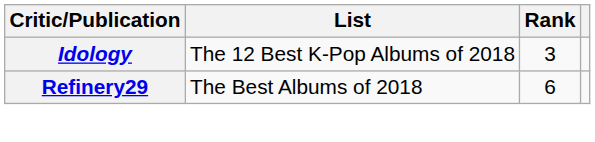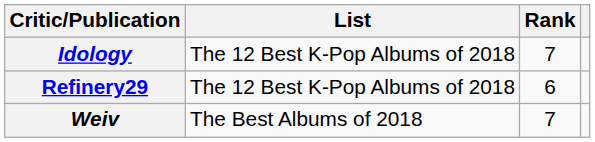(550, 53) 3 -> (550, 53) 7
(306, 86) The Best Albums of 2018 -> (353, 86) The 12 Best K-Pop Albums of 2018
+ row: (95, 119)
